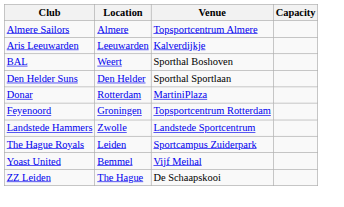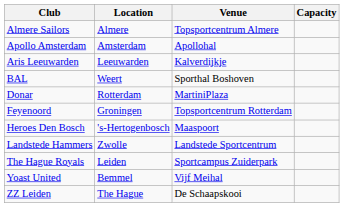+ row: (46, 45)
- row: (42, 78)
+ row: (46, 128)
